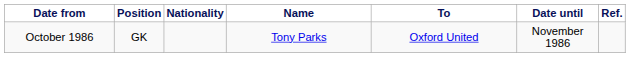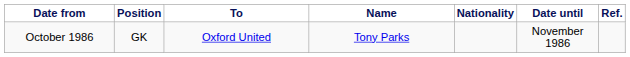columns swapped: (195, 13) <-> (444, 13)
